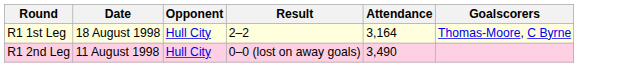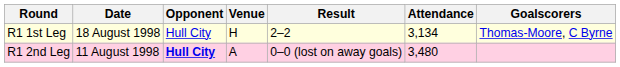+ column: (247, 14)
(381, 33) 3,164 -> (423, 33) 3,134
(188, 52) normal -> (190, 52) bold
(381, 52) 3,490 -> (423, 52) 3,480
